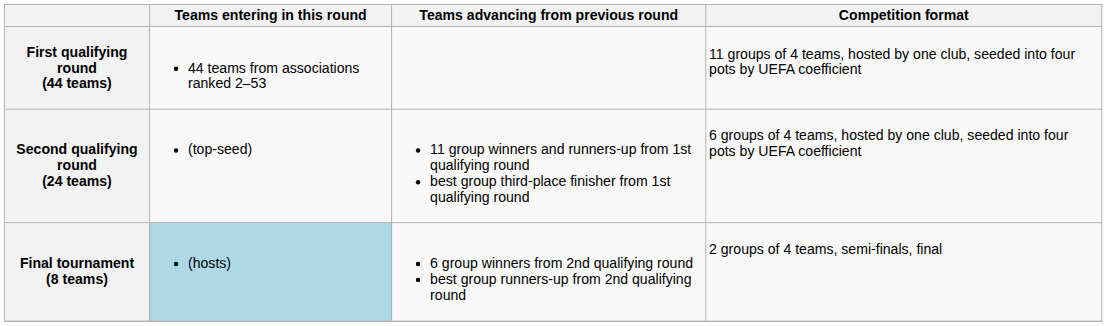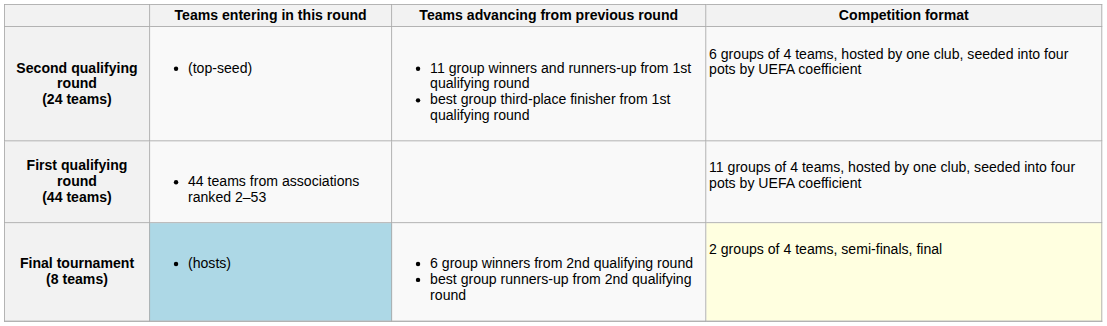rows swapped: (77, 67) <-> (77, 165)
(826, 249) no background -> (826, 249) lightyellow background
